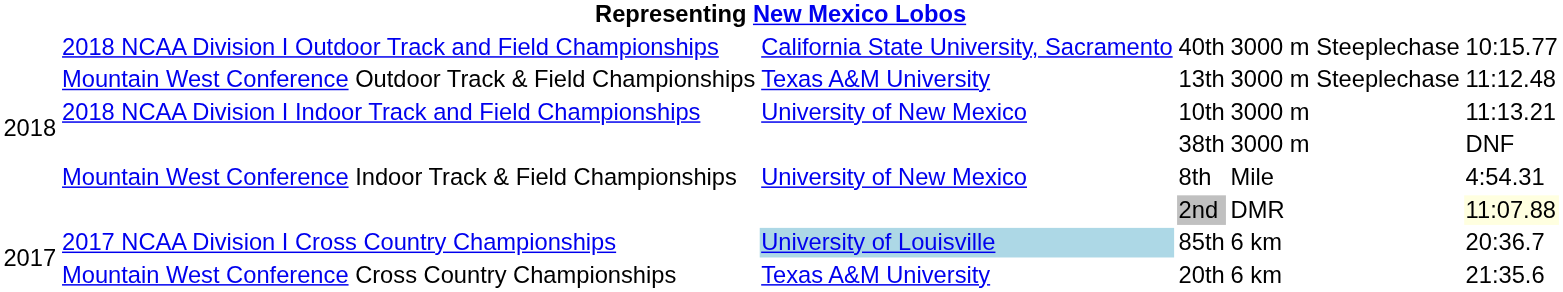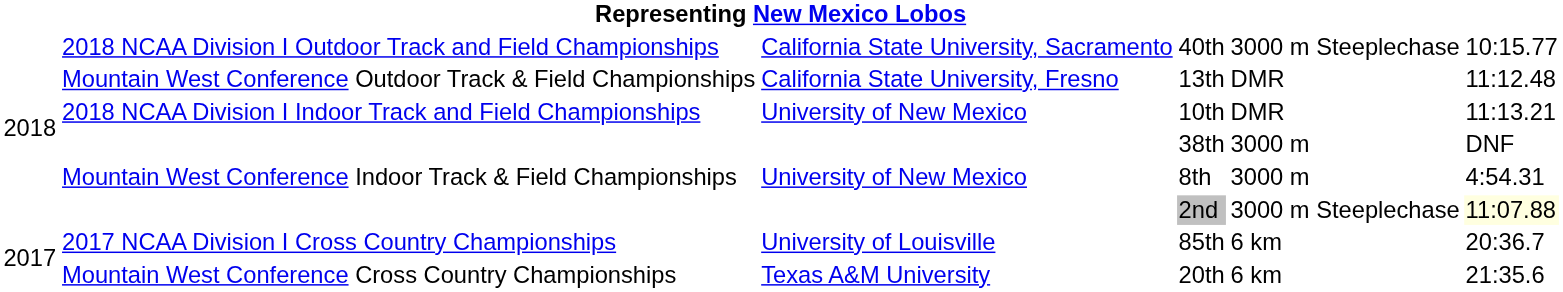(876, 79) Texas A&M University -> (940, 79) California State University, Fresno
(1345, 79) 3000 m Steeplechase -> (1258, 79) DMR
(1270, 112) 3000 m -> (1258, 112) DMR
(1252, 177) Mile -> (1270, 177) 3000 m
(1258, 209) DMR -> (1345, 209) 3000 m Steeplechase
(878, 242) lightblue background -> (878, 242) no background
